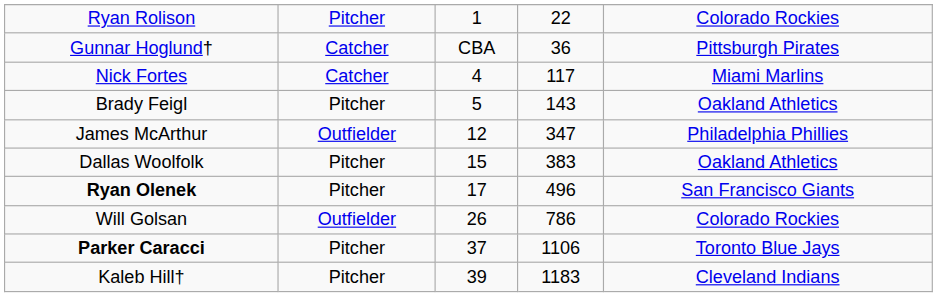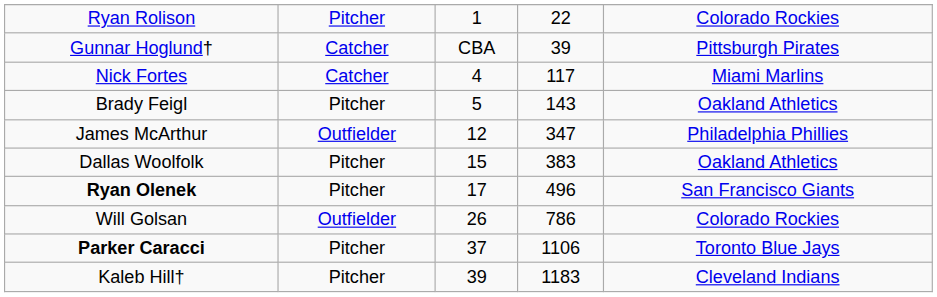(561, 47) 36 -> (561, 47) 39
